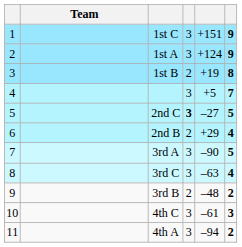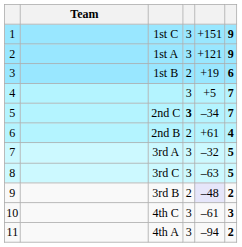(210, 54) +124 -> (210, 54) +121
(231, 73) 8 -> (231, 73) 6
(210, 113) –27 -> (210, 113) –34
(231, 113) 5 -> (231, 113) 7
(210, 133) +29 -> (210, 133) +61
(210, 153) –90 -> (210, 153) –32
(231, 172) 4 -> (231, 172) 5
(210, 192) no background -> (210, 192) lavender background
